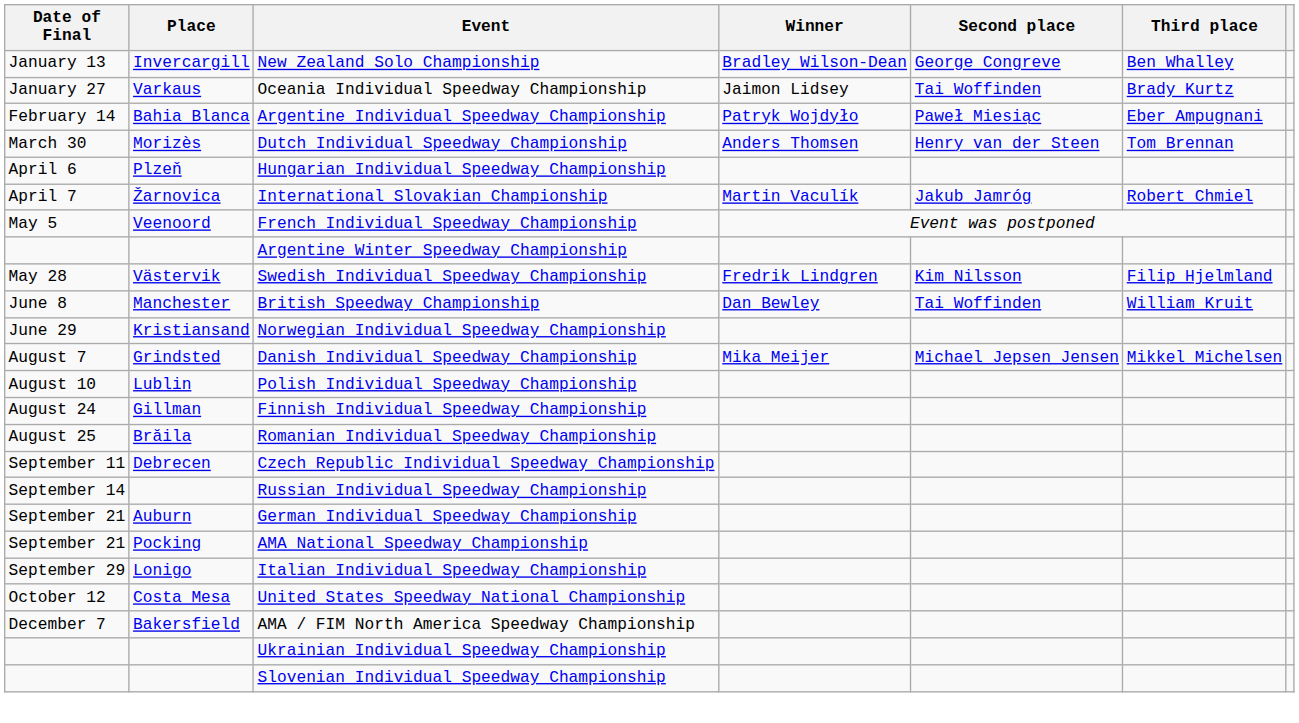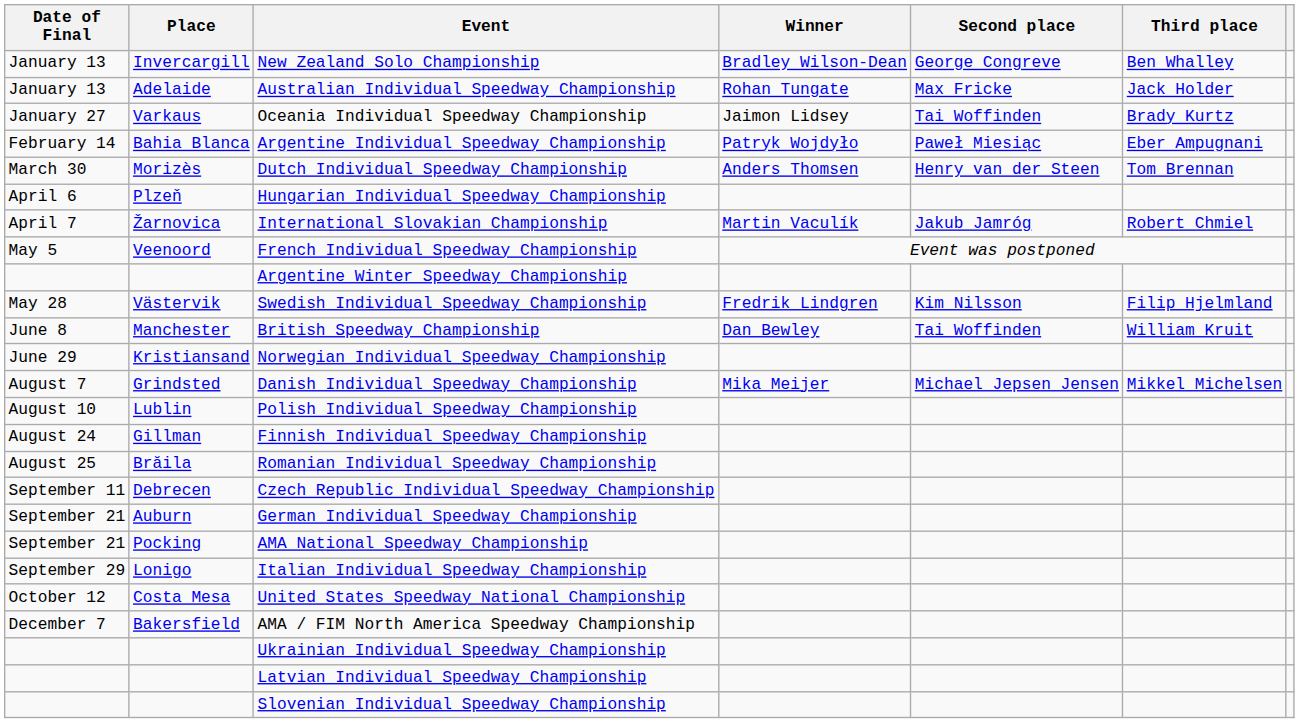+ row: (467, 90)
- row: (452, 491)
+ row: (452, 678)
